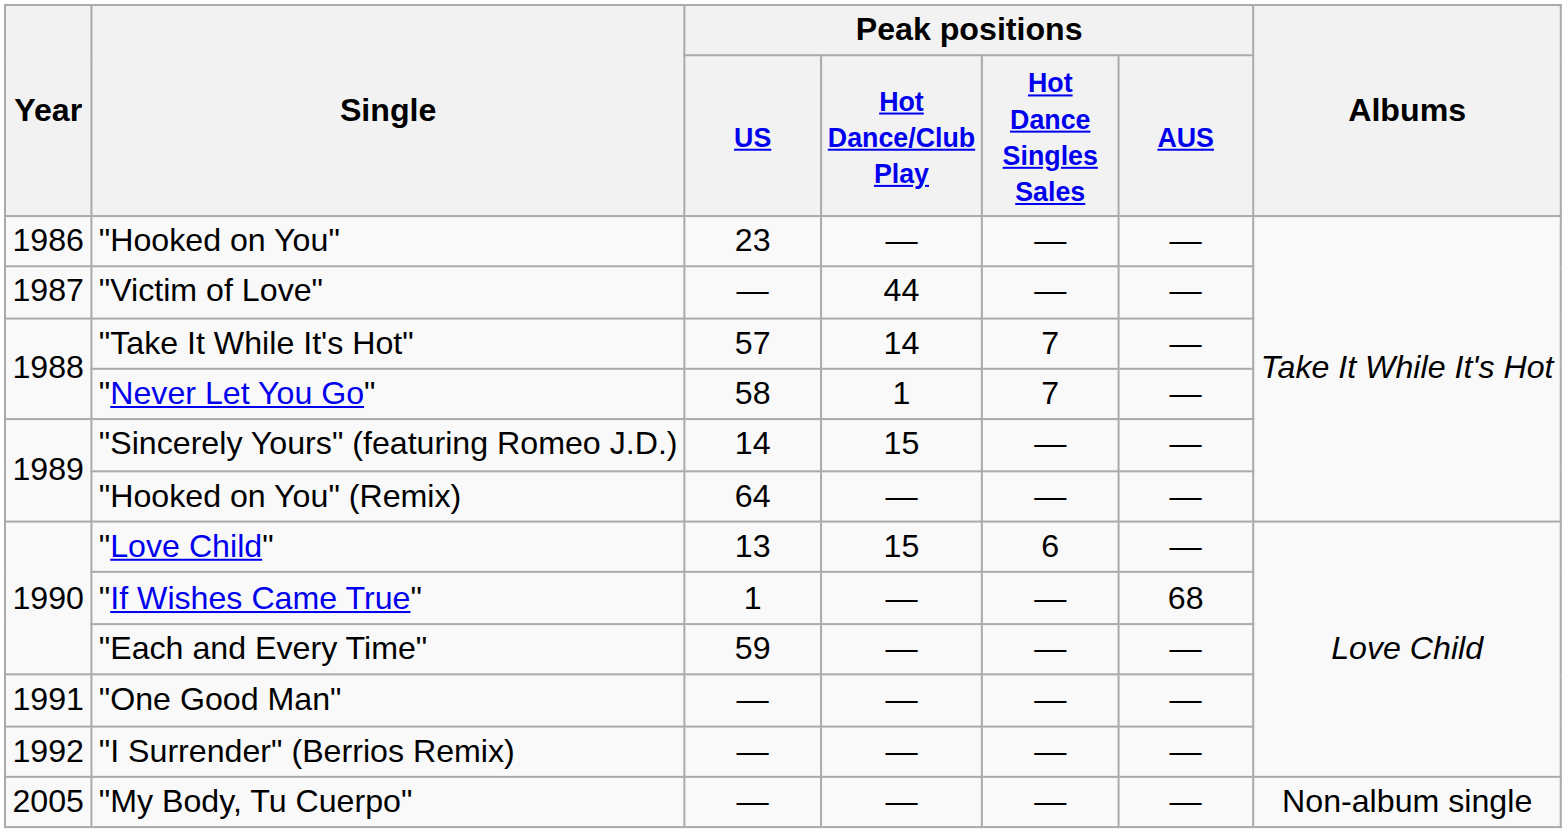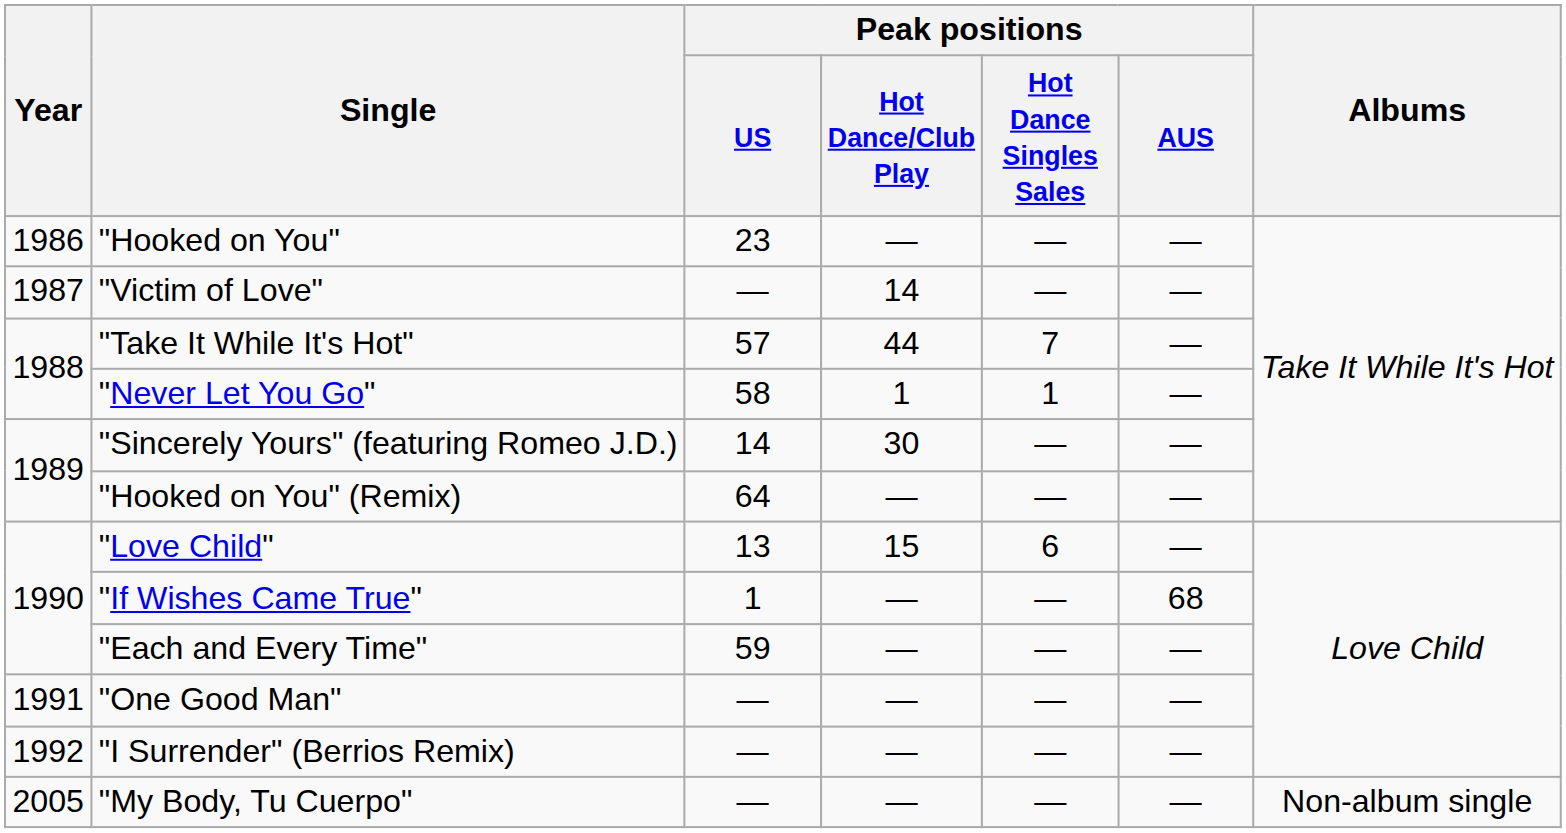(901, 291) 44 -> (901, 291) 14
(901, 342) 14 -> (901, 342) 44
(1050, 393) 7 -> (1050, 393) 1
(901, 444) 15 -> (901, 444) 30
